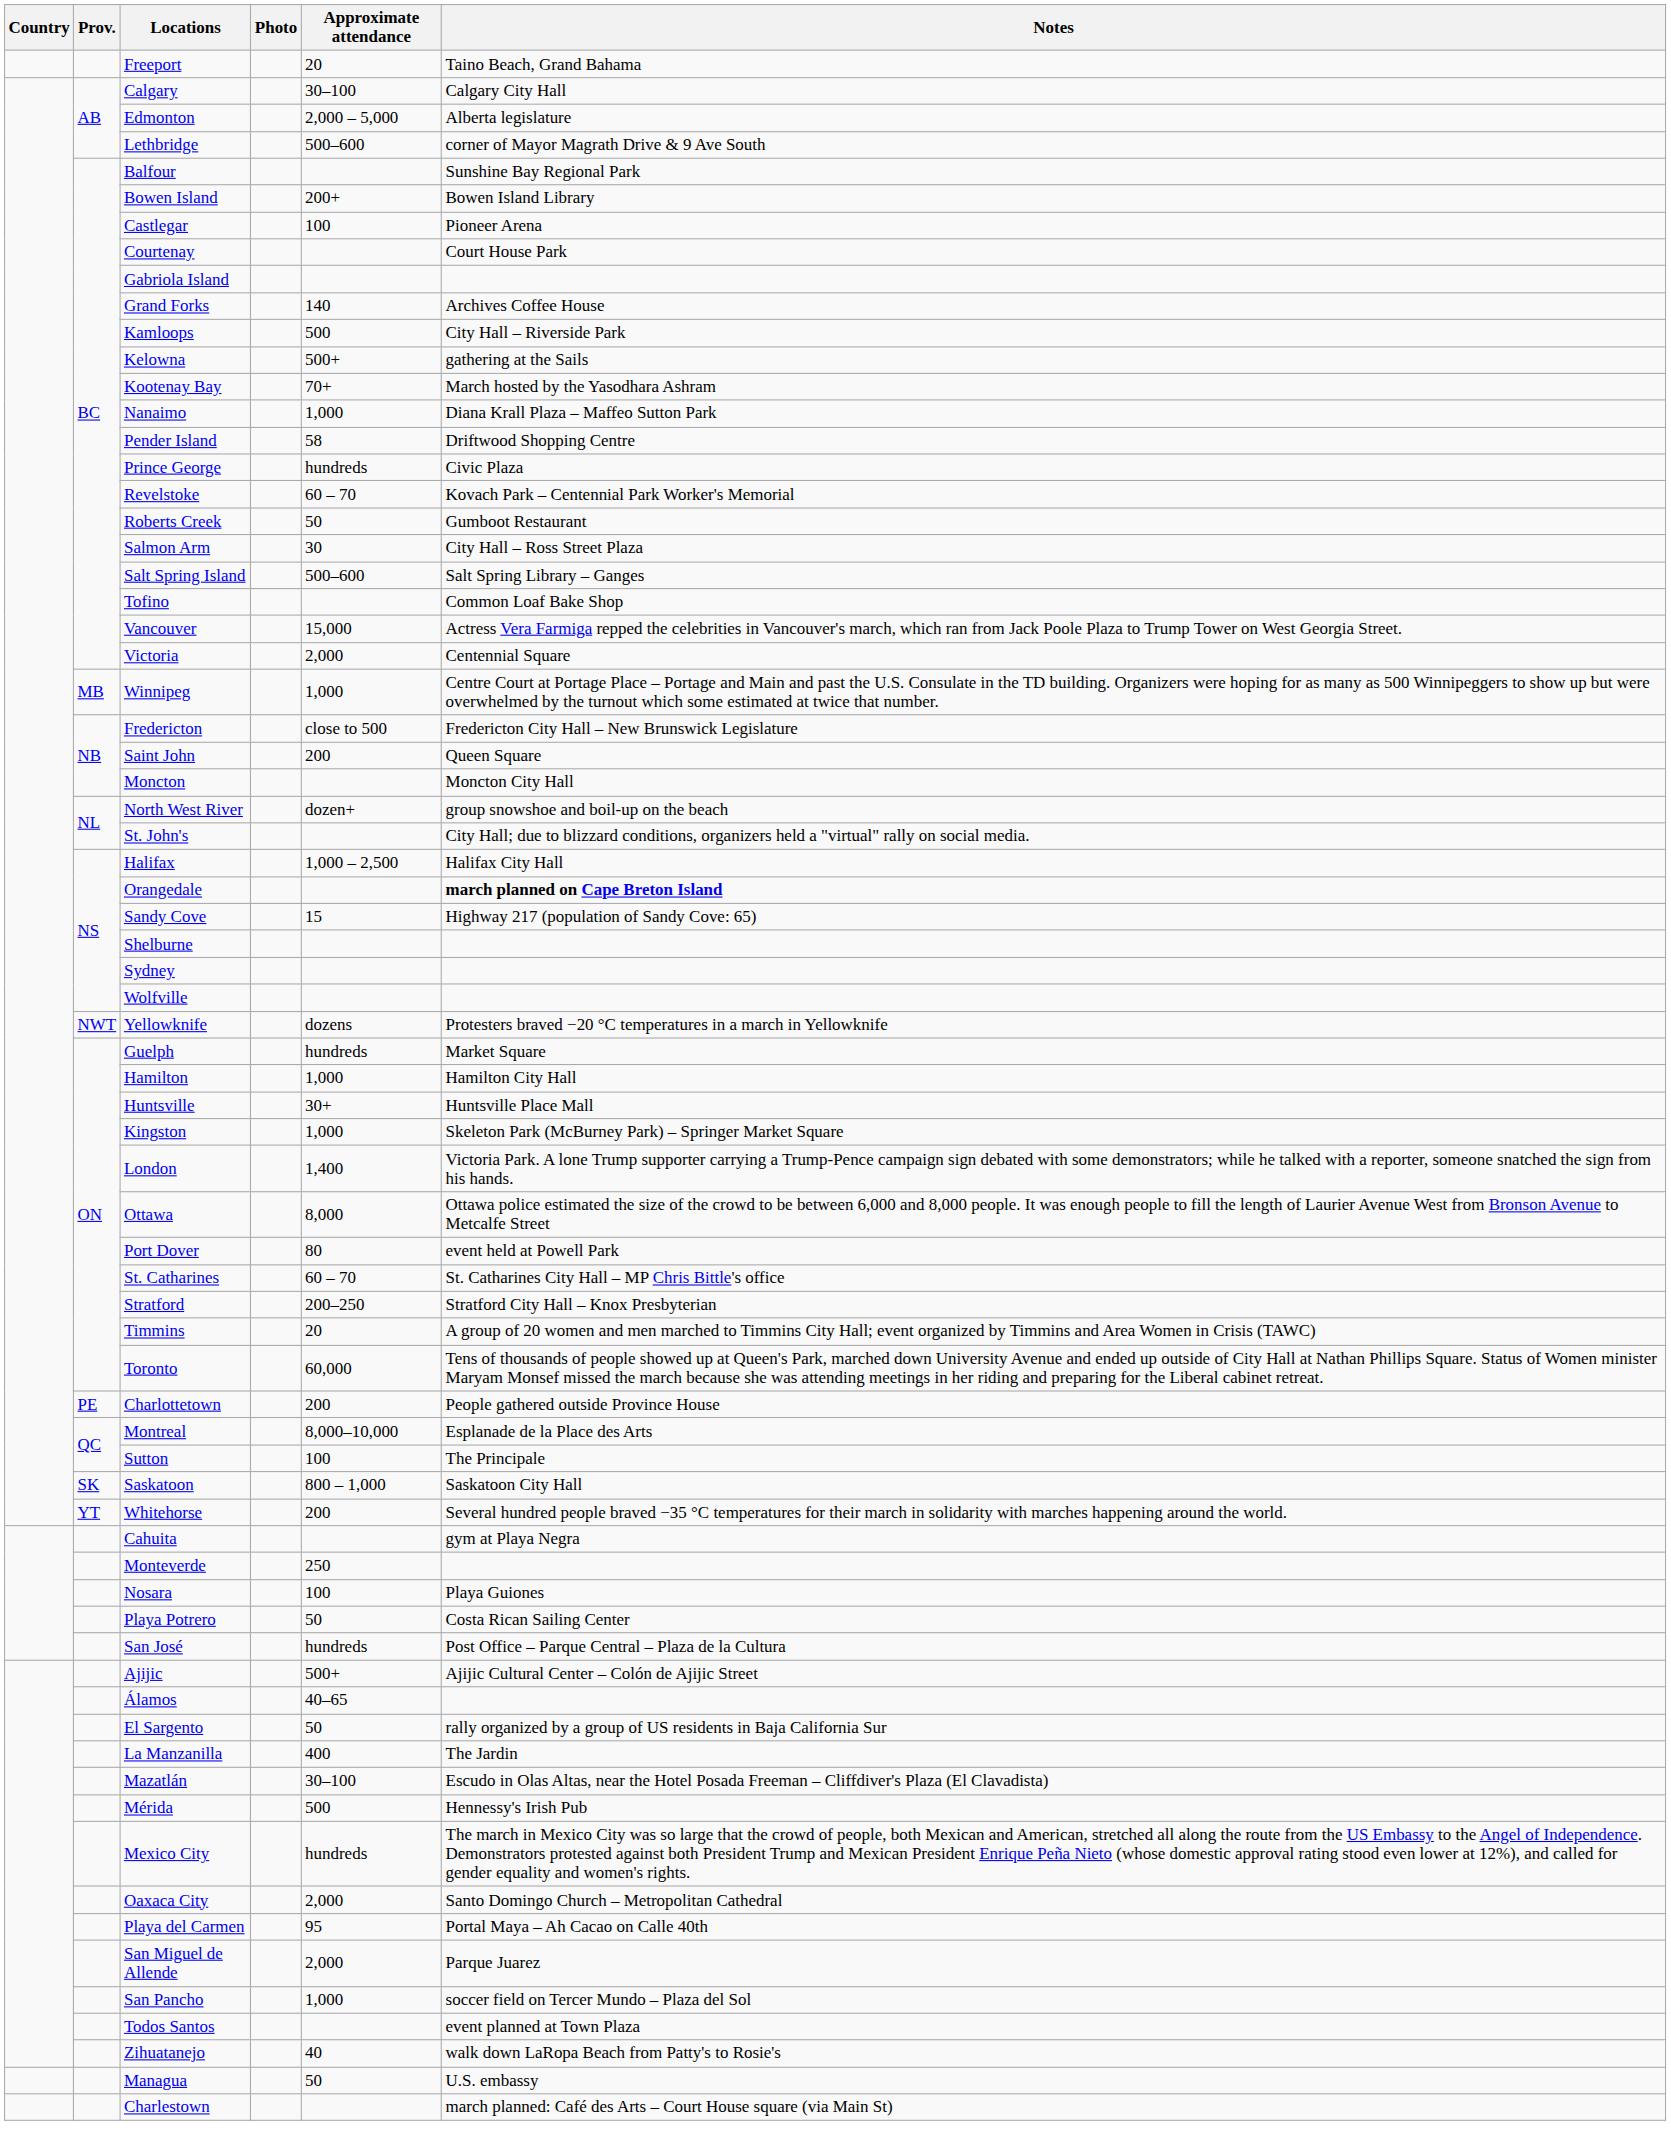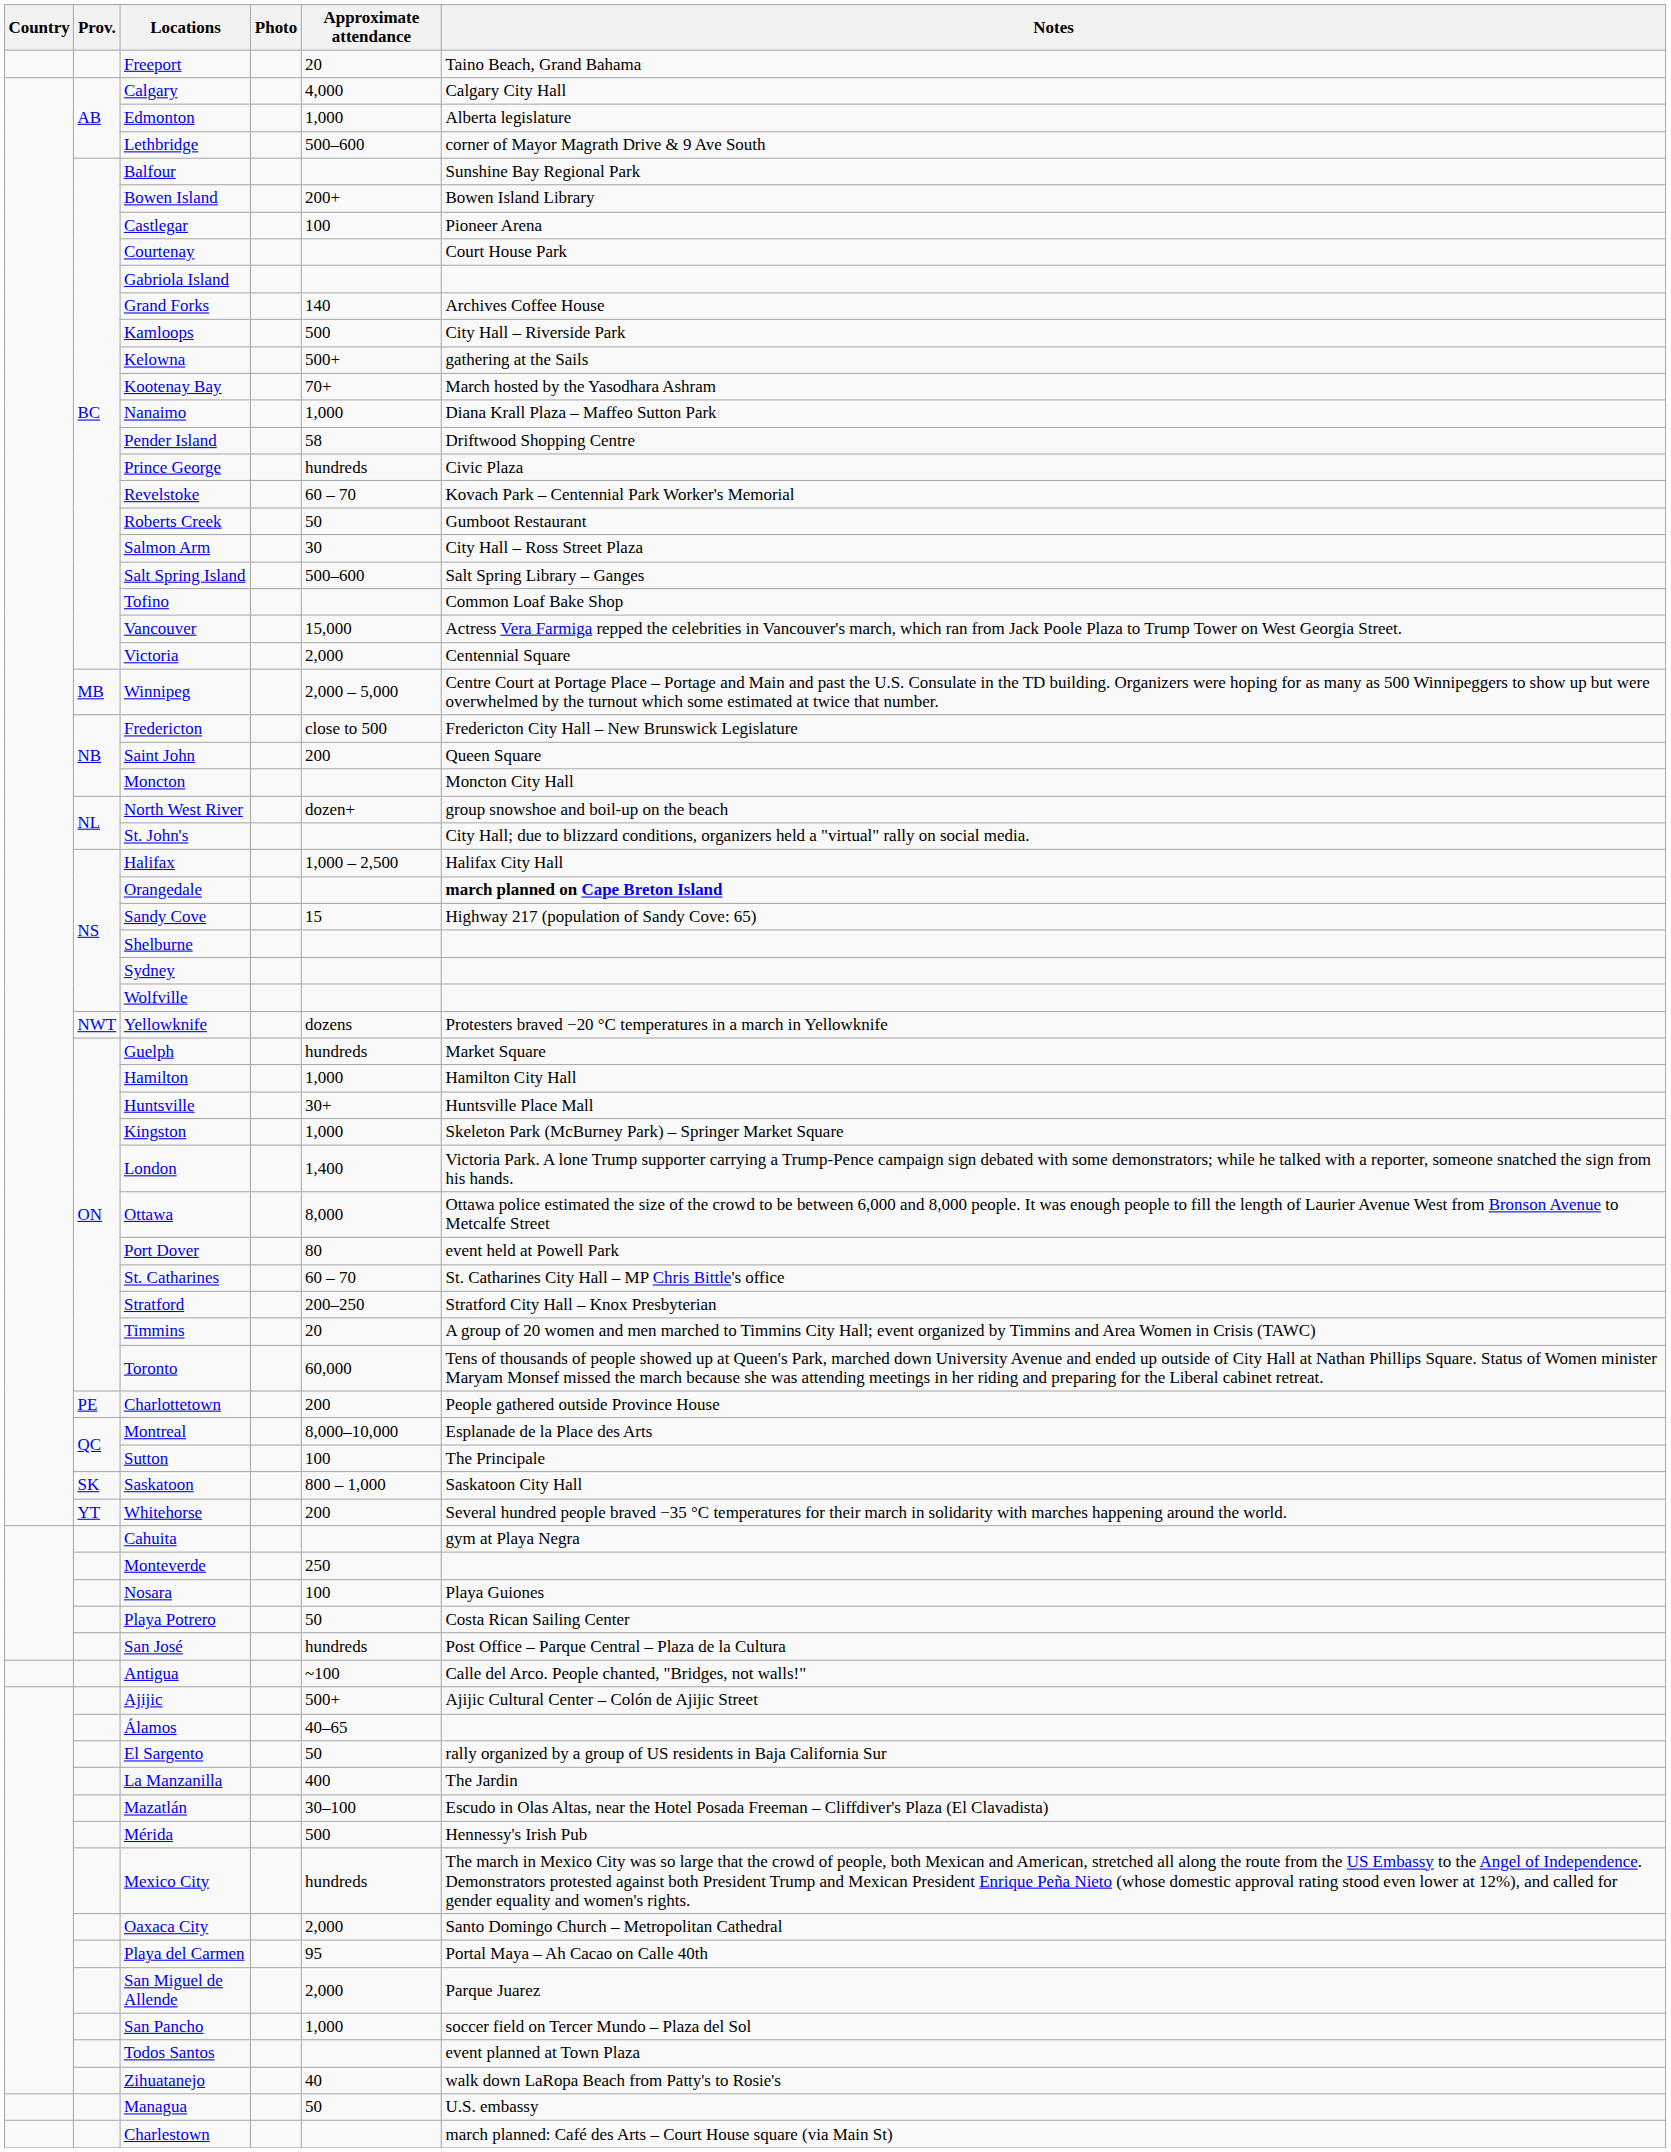(330, 90) 30–100 -> (324, 90) 4,000
(352, 117) 2,000 – 5,000 -> (324, 117) 1,000
(324, 692) 1,000 -> (352, 692) 2,000 – 5,000
+ row: (151, 1673)
